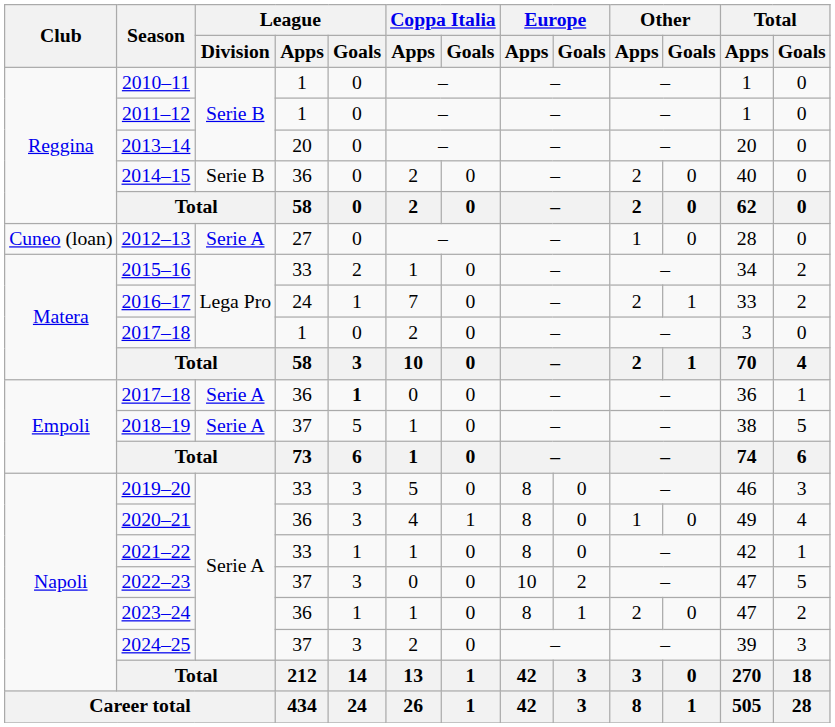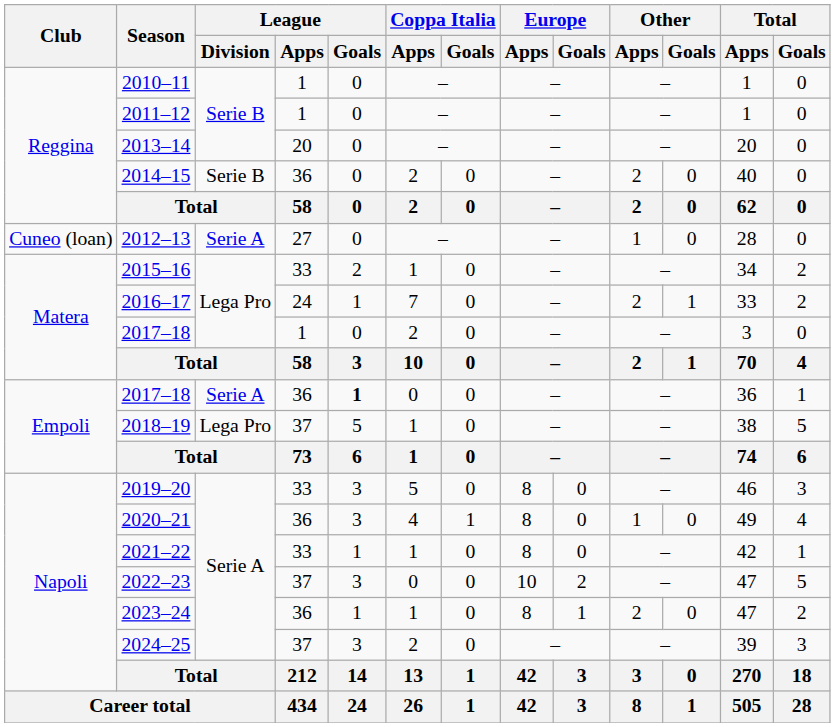(235, 425) Serie A -> (235, 425) Lega Pro
